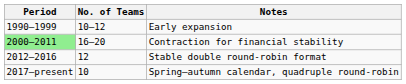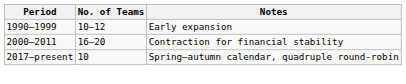(32, 42) lightgreen background -> (32, 42) no background
- row: (238, 57)
